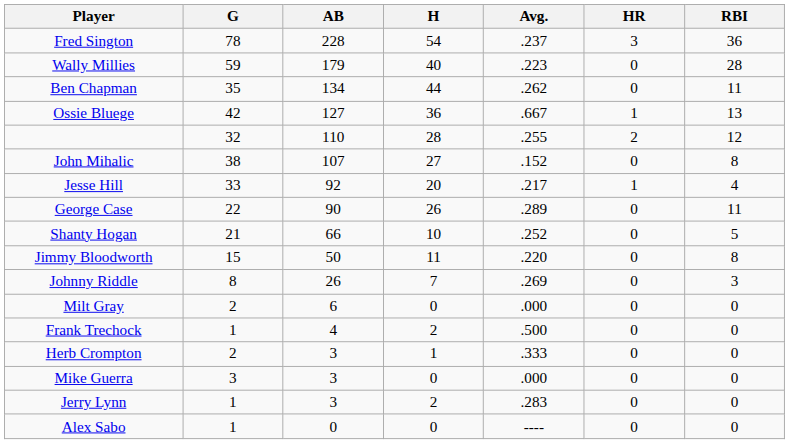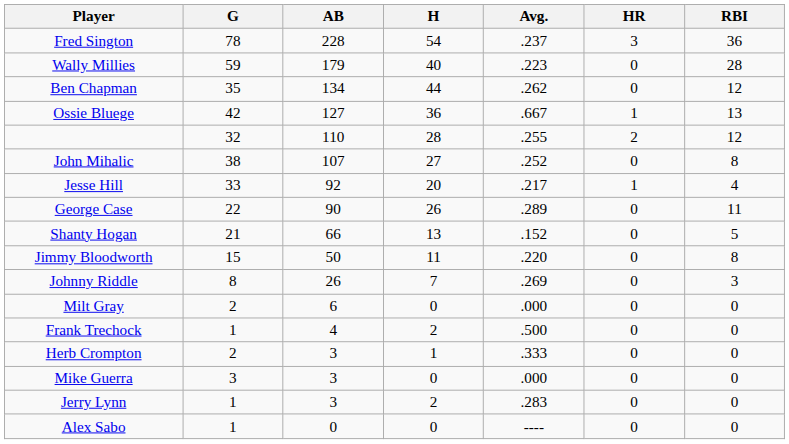(734, 88) 11 -> (734, 88) 12
(534, 161) .152 -> (534, 161) .252
(434, 233) 10 -> (434, 233) 13
(534, 233) .252 -> (534, 233) .152
